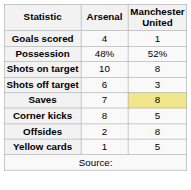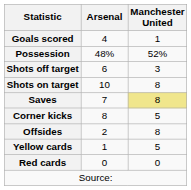rows swapped: (43, 69) <-> (43, 85)
+ row: (43, 162)
